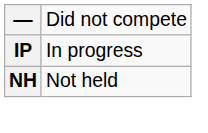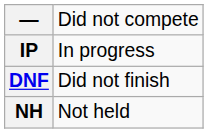+ row: (29, 81)
